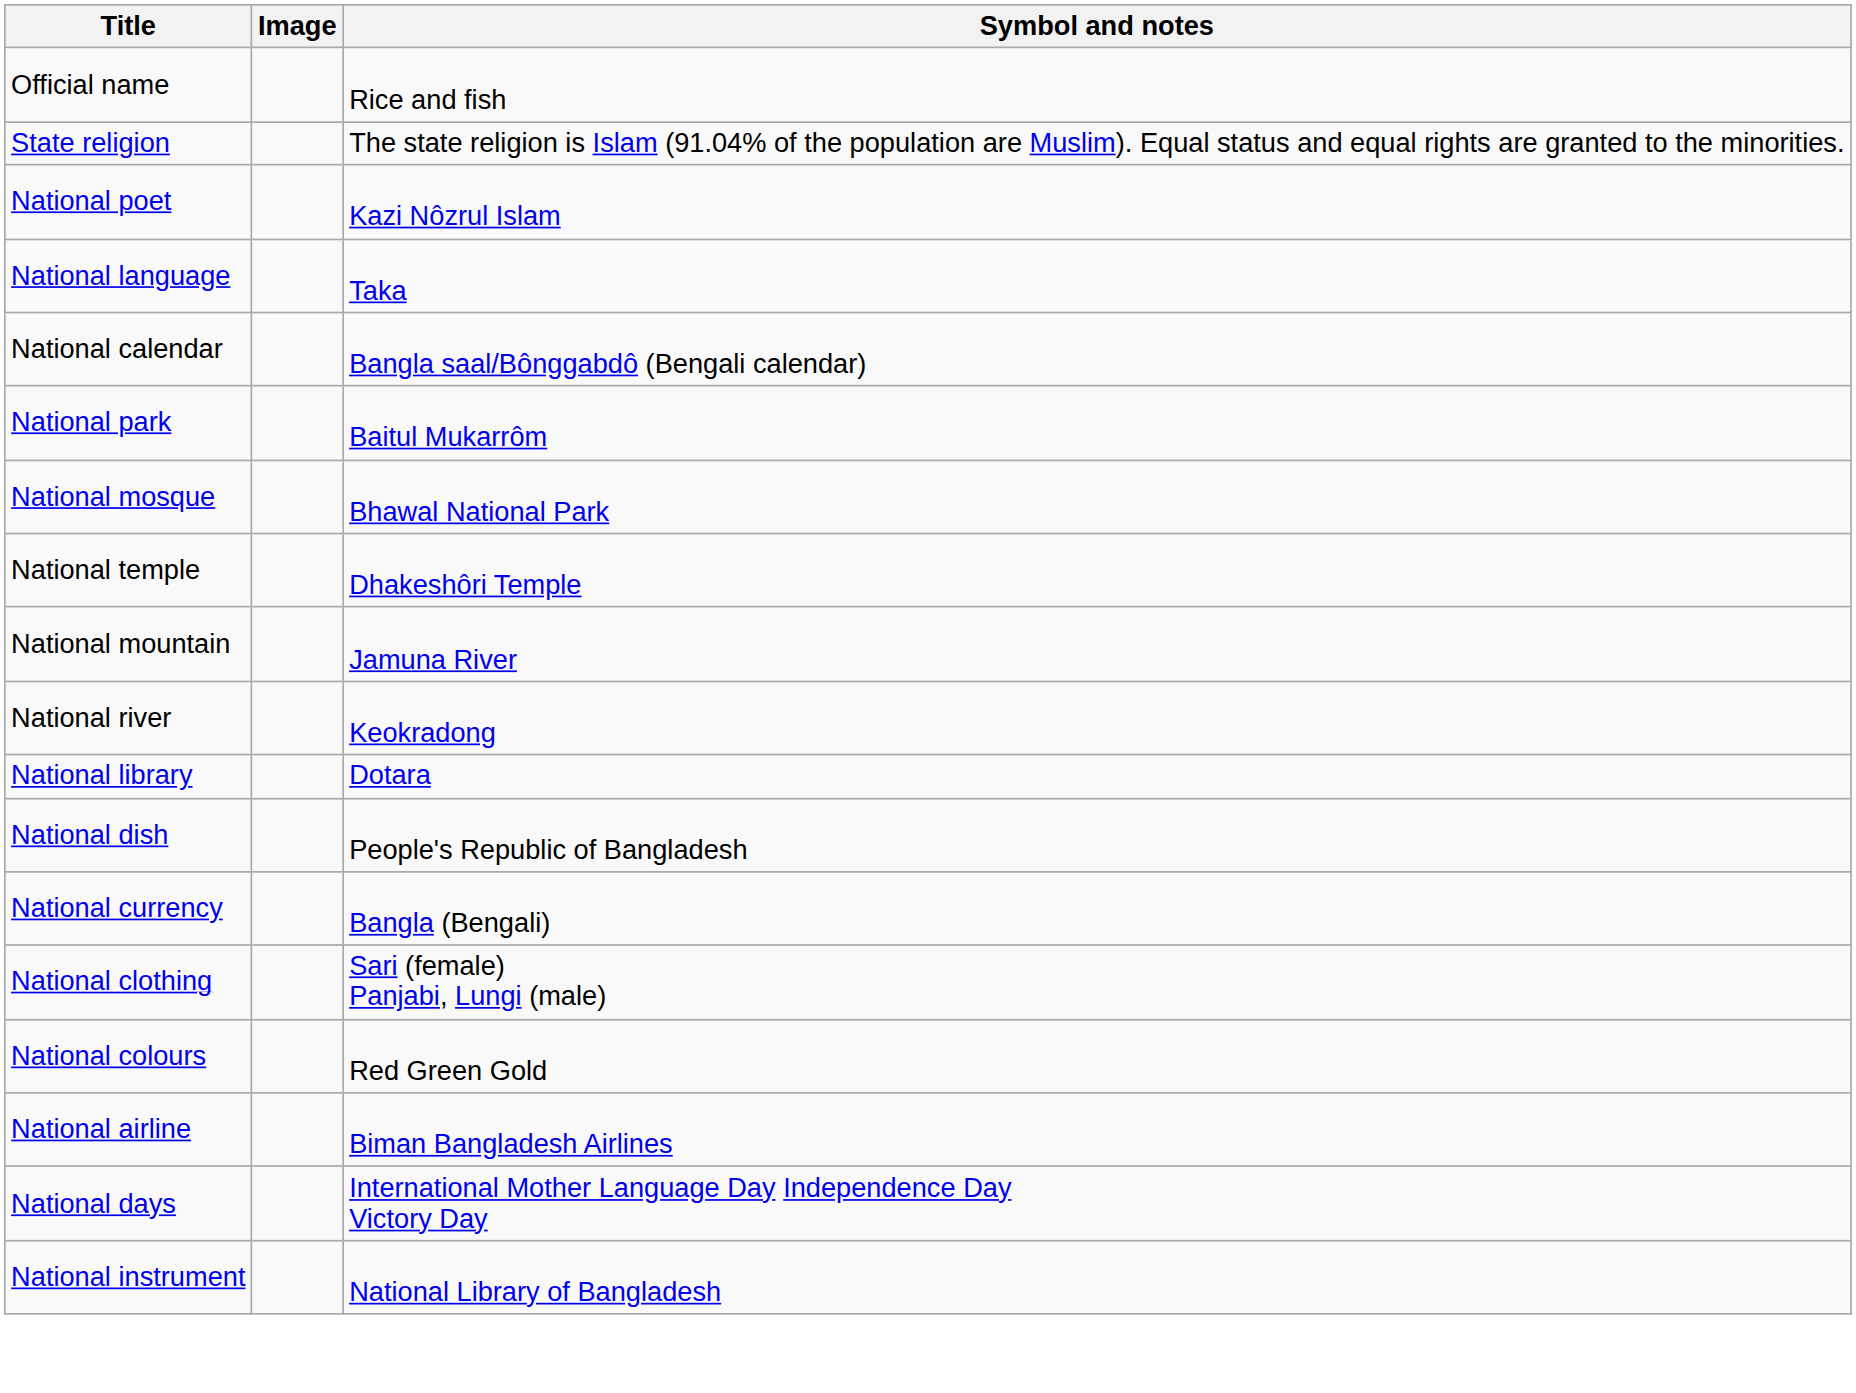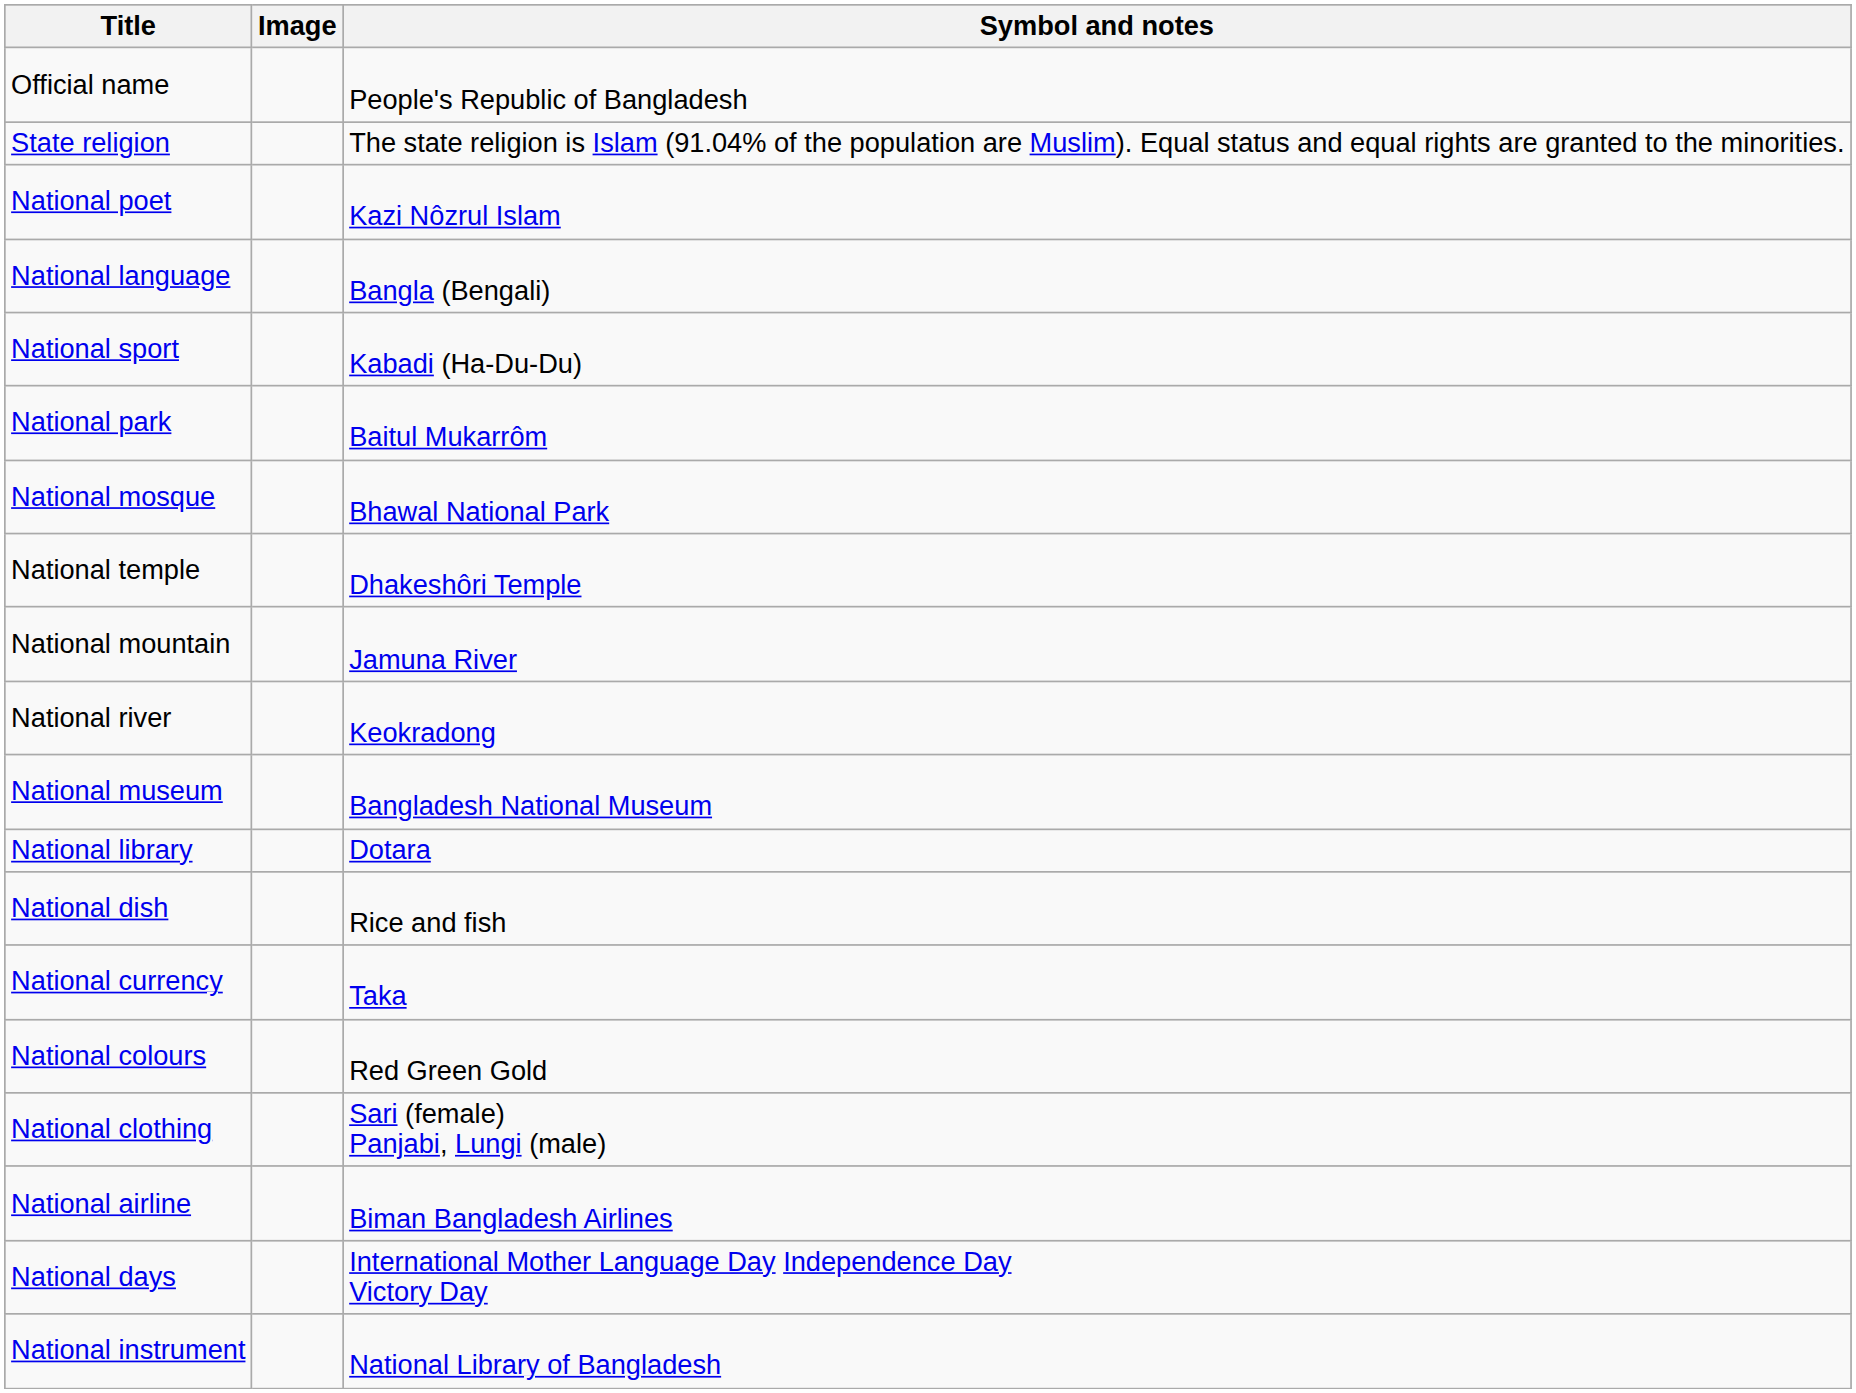(428, 99) Rice and fish -> (548, 99) People's Republic of Bangladesh
(378, 290) Taka -> (450, 290) Bangla (Bengali)
- row: (117, 348)
+ row: (95, 348)
+ row: (117, 791)
(548, 849) People's Republic of Bangladesh -> (428, 923) Rice and fish
(450, 923) Bangla (Bengali) -> (378, 997) Taka
rows swapped: (109, 1055) <-> (112, 981)
